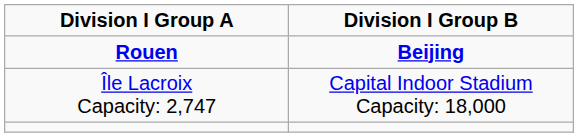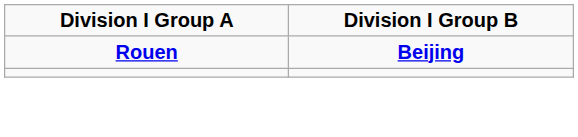- row: (147, 95)
